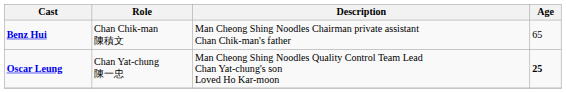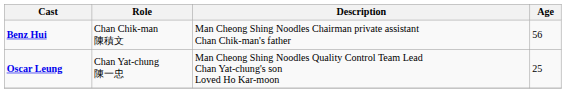(537, 35) 65 -> (537, 35) 56
(537, 69) bold -> (537, 69) normal
